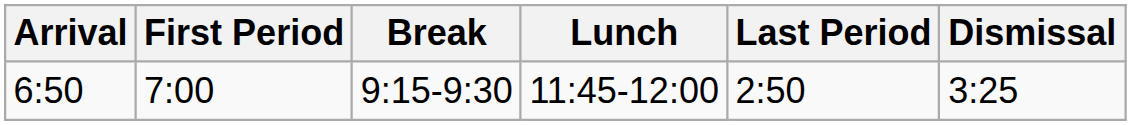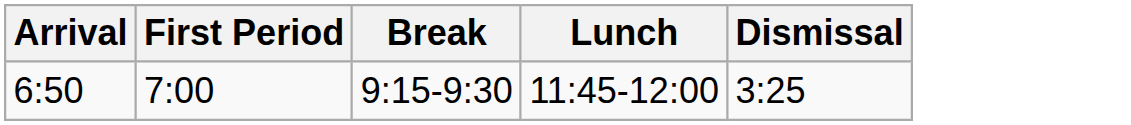- column: (834, 33)
